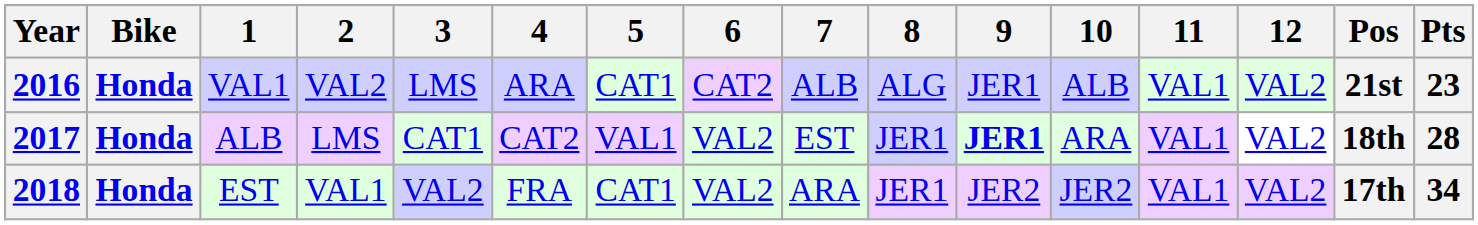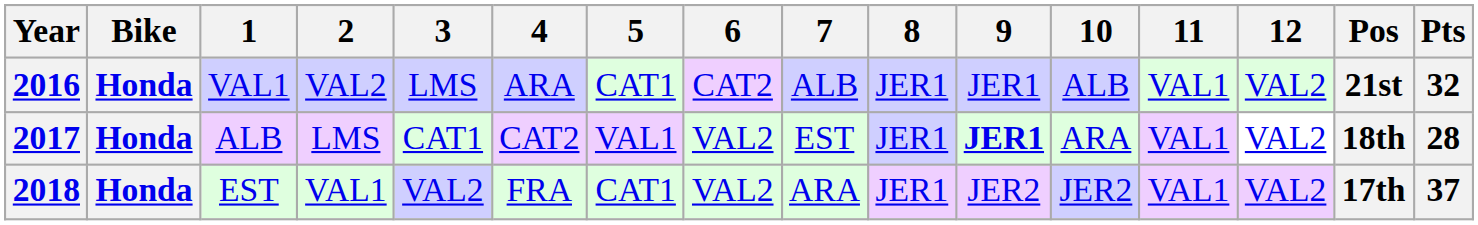(912, 84) ALG -> (912, 84) JER1
(1443, 84) 23 -> (1443, 84) 32
(1443, 191) 34 -> (1443, 191) 37
